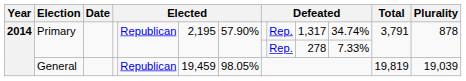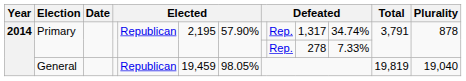(441, 66) 19,039 -> (441, 66) 19,040
